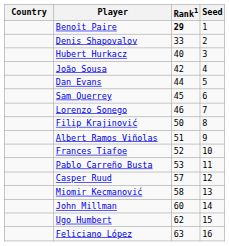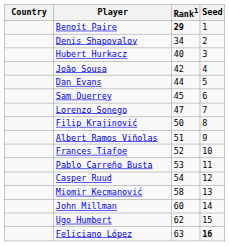(179, 41) 33 -> (179, 41) 34
(179, 110) 46 -> (179, 110) 47
(179, 179) 57 -> (179, 179) 54
(207, 234) normal -> (207, 234) bold
